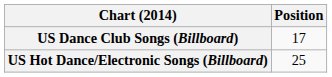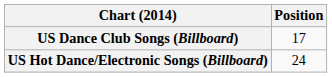(299, 60) 25 -> (299, 60) 24
